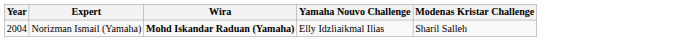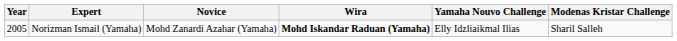+ column: (211, 12)
(17, 28) 2004 -> (17, 28) 2005
